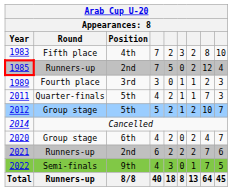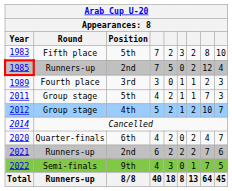(128, 53) 4th -> (128, 53) 5th
(70, 96) Quarter-finals -> (70, 96) Group stage
(128, 110) 5th -> (128, 110) 4th
(70, 138) Group stage -> (70, 138) Quarter-finals
